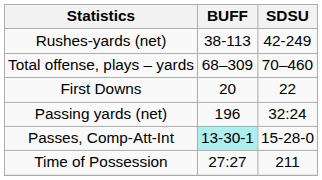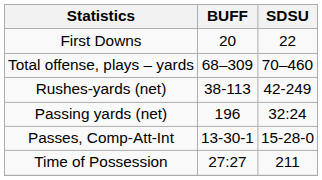rows swapped: (101, 89) <-> (101, 41)
(227, 138) paleturquoise background -> (227, 138) no background
